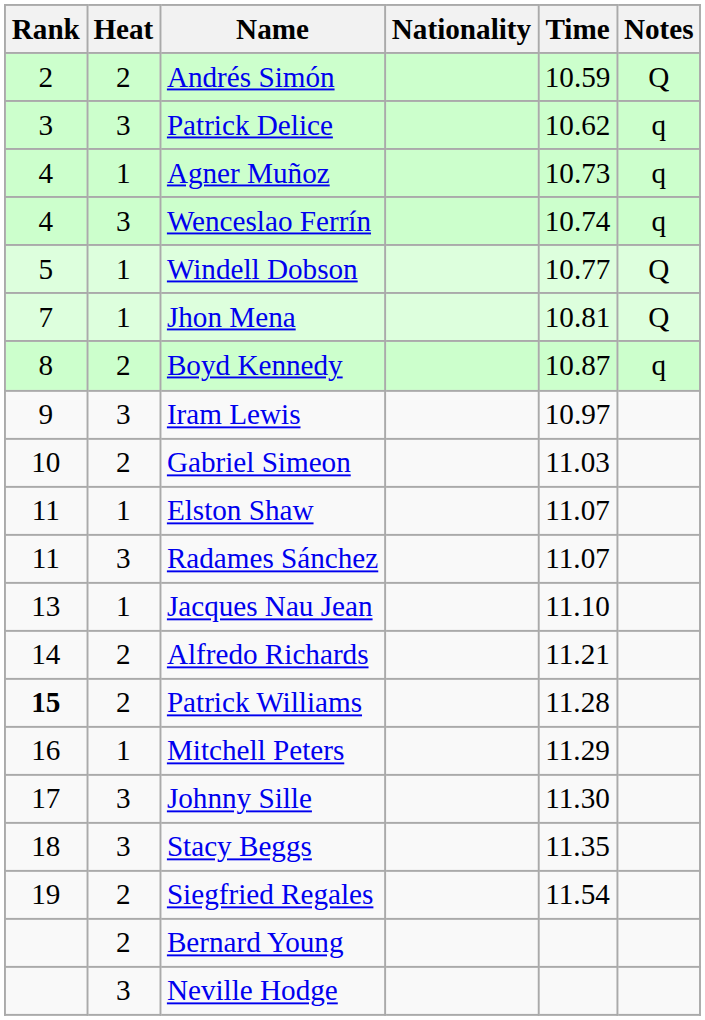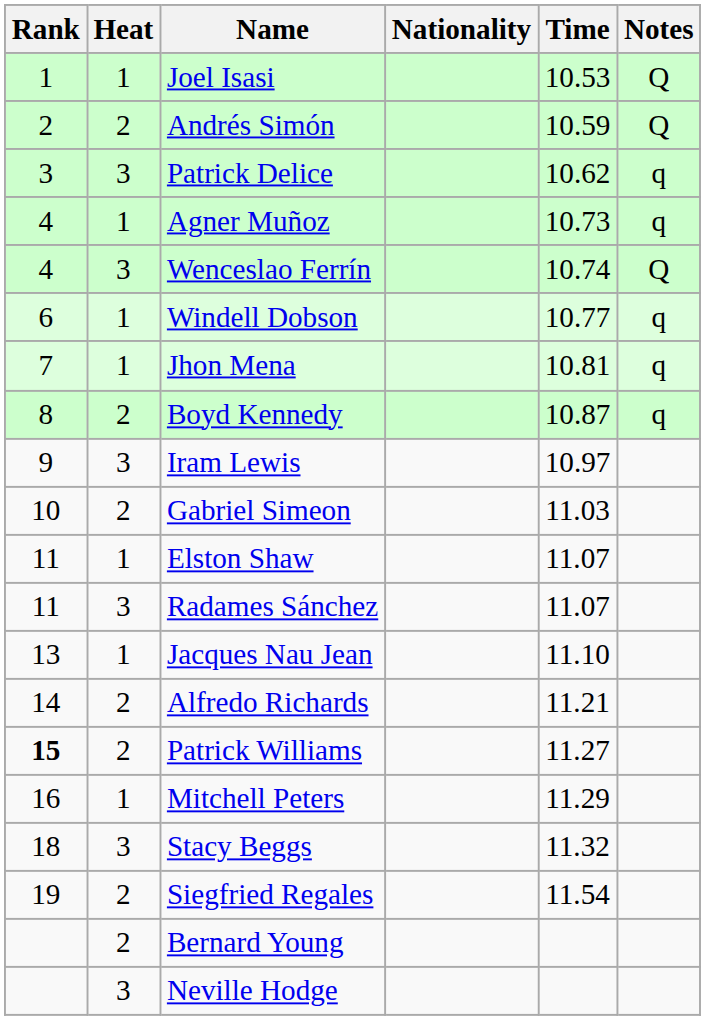+ row: (221, 76)
(659, 221) q -> (659, 269) Q
(46, 269) 5 -> (46, 317) 6
(659, 269) Q -> (659, 317) q
(659, 317) Q -> (659, 365) q
(578, 702) 11.28 -> (578, 750) 11.27
- row: (239, 798)
(578, 846) 11.35 -> (578, 846) 11.32
